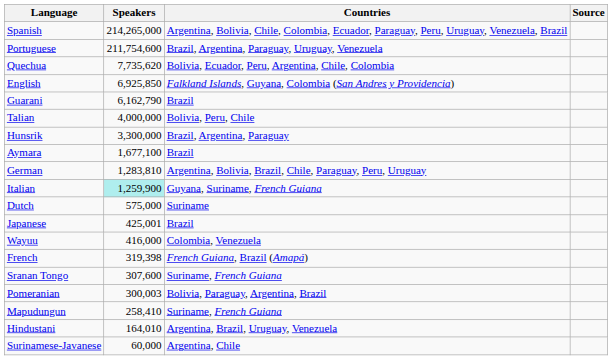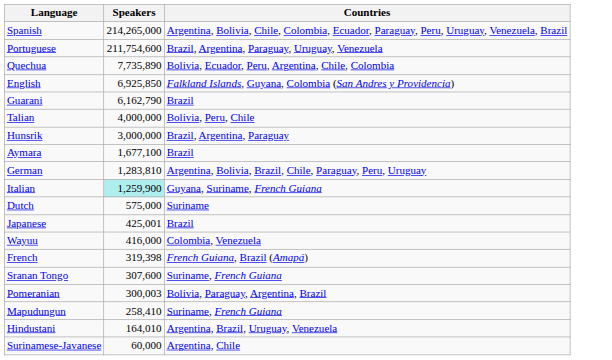- column: (589, 13)
(140, 65) 7,735,620 -> (140, 65) 7,735,890
(140, 135) 3,300,000 -> (140, 135) 3,000,000
